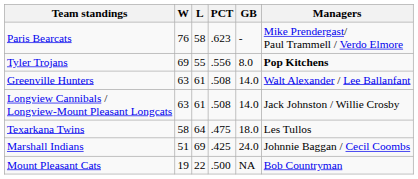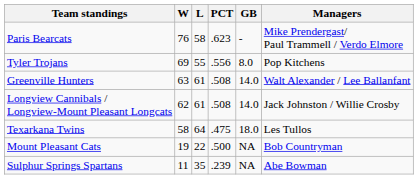(296, 62) bold -> (294, 62) normal
(183, 104) 63 -> (183, 104) 62
- row: (45, 147)
+ row: (65, 165)
